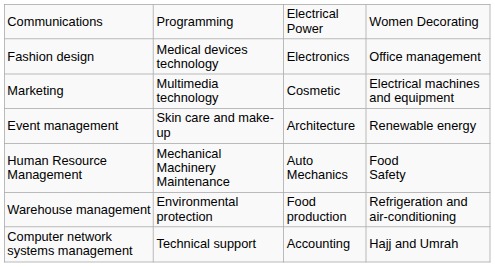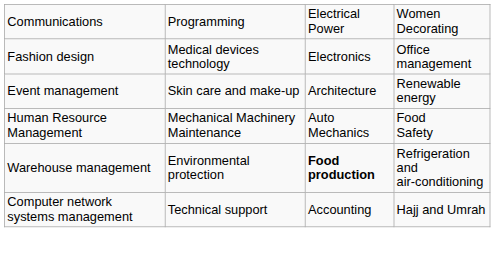- row: (35, 91)
(317, 209) normal -> (341, 167) bold
